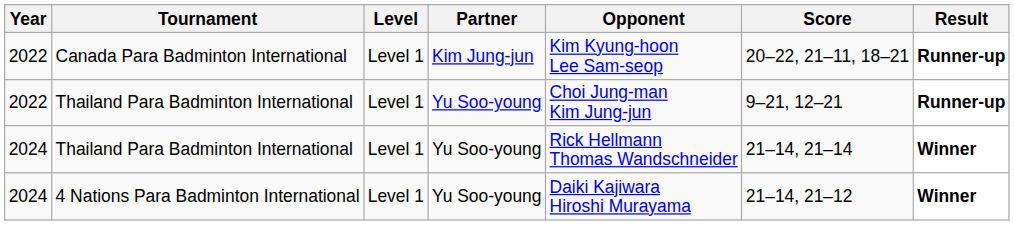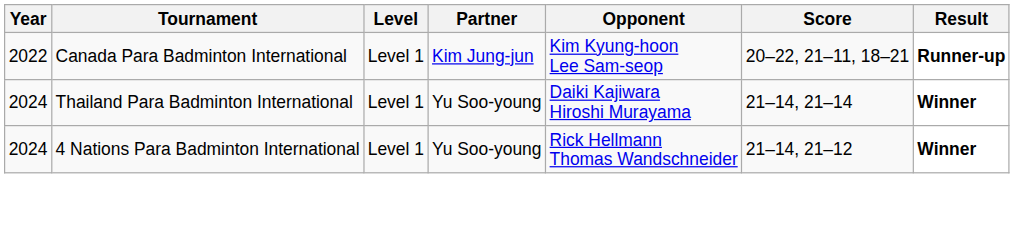- row: (28, 103)
(644, 150) Rick Hellmann Thomas Wandschneider -> (620, 103) Daiki Kajiwara Hiroshi Murayama
(620, 197) Daiki Kajiwara Hiroshi Murayama -> (644, 150) Rick Hellmann Thomas Wandschneider
